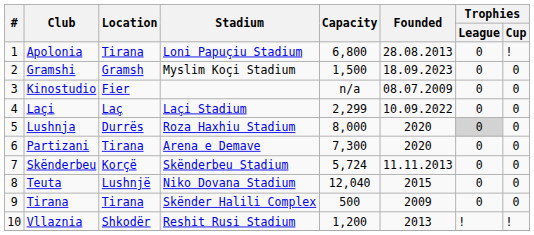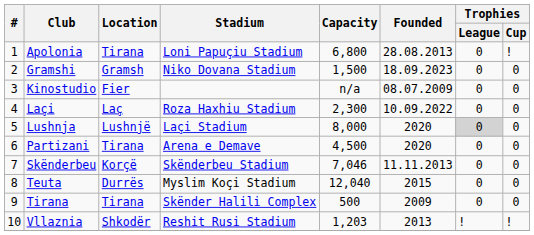(229, 70) Myslim Koçi Stadium -> (229, 70) Niko Dovana Stadium
(205, 108) Laçi Stadium -> (229, 108) Roza Haxhiu Stadium
(350, 108) 2,299 -> (350, 108) 2,300
(123, 127) Durrës -> (126, 127) Lushnjë
(229, 127) Roza Haxhiu Stadium -> (205, 127) Laçi Stadium
(350, 146) 7,300 -> (350, 146) 4,500
(350, 165) 5,724 -> (350, 165) 7,046
(126, 184) Lushnjë -> (123, 184) Durrës
(229, 184) Niko Dovana Stadium -> (229, 184) Myslim Koçi Stadium
(350, 221) 1,200 -> (350, 221) 1,203
